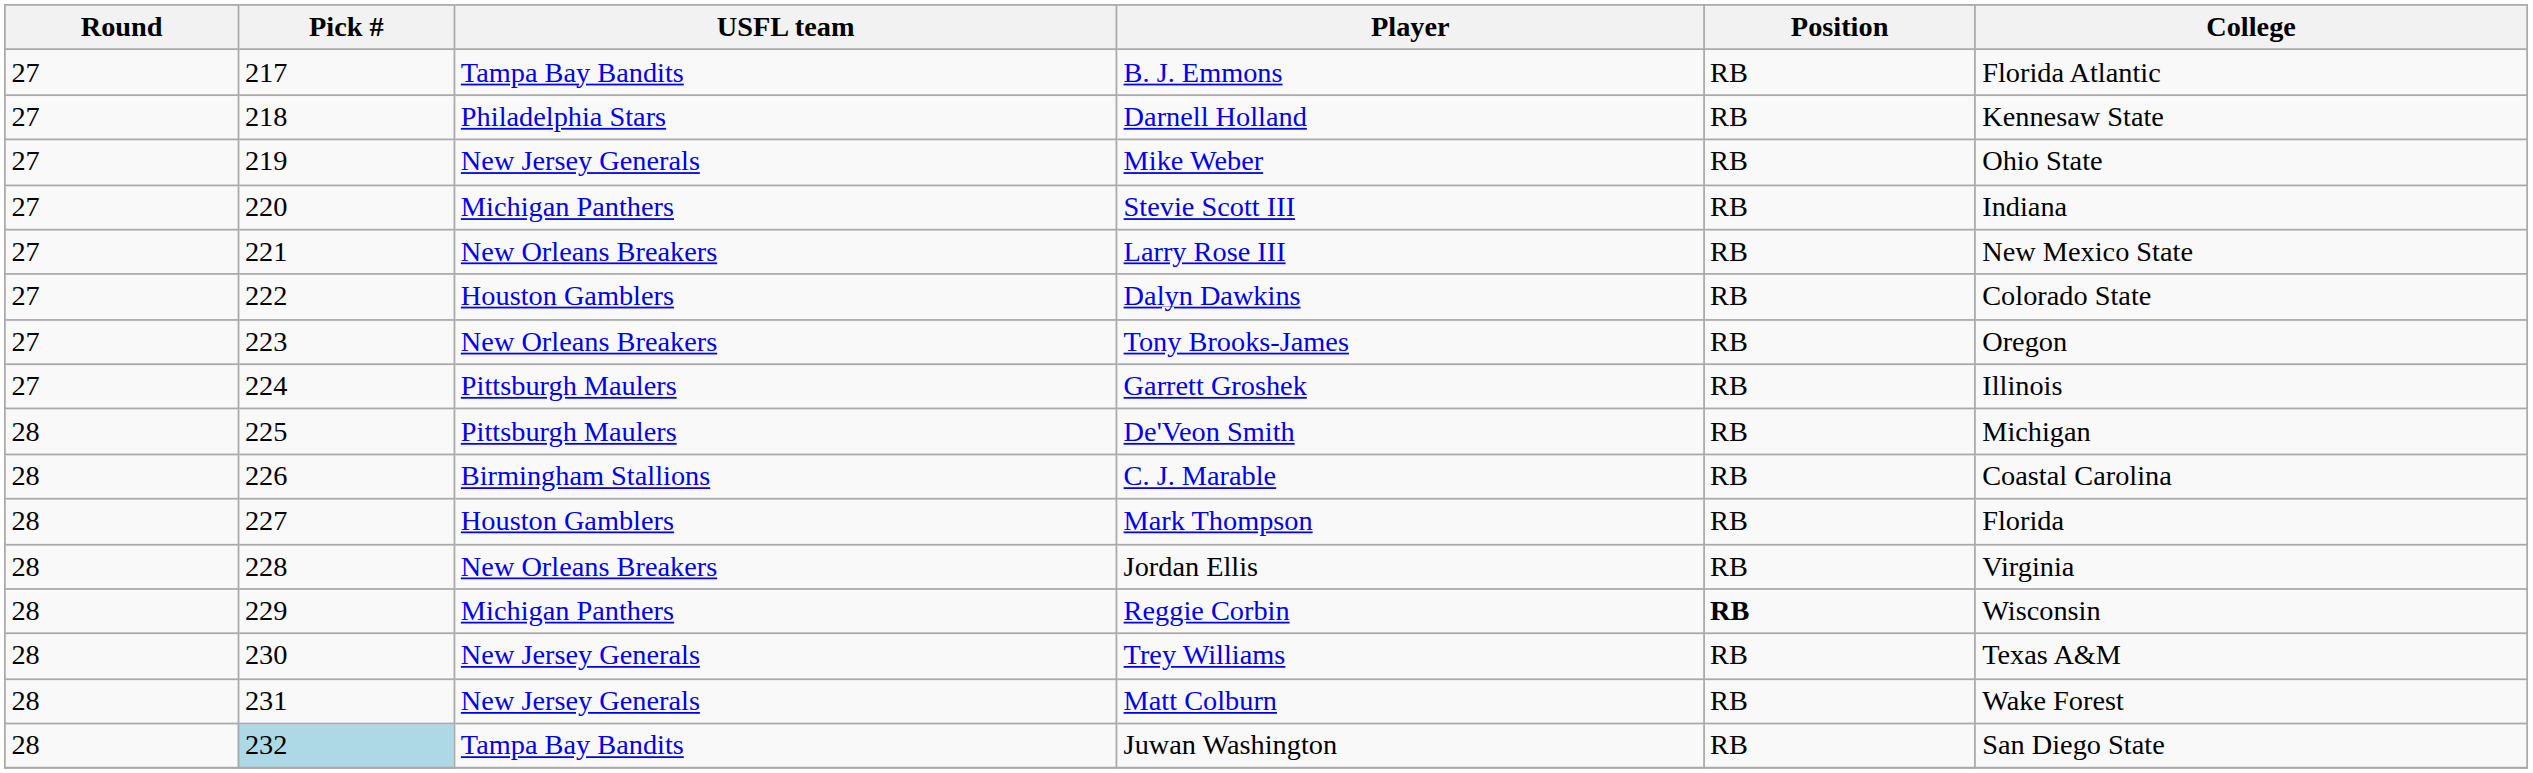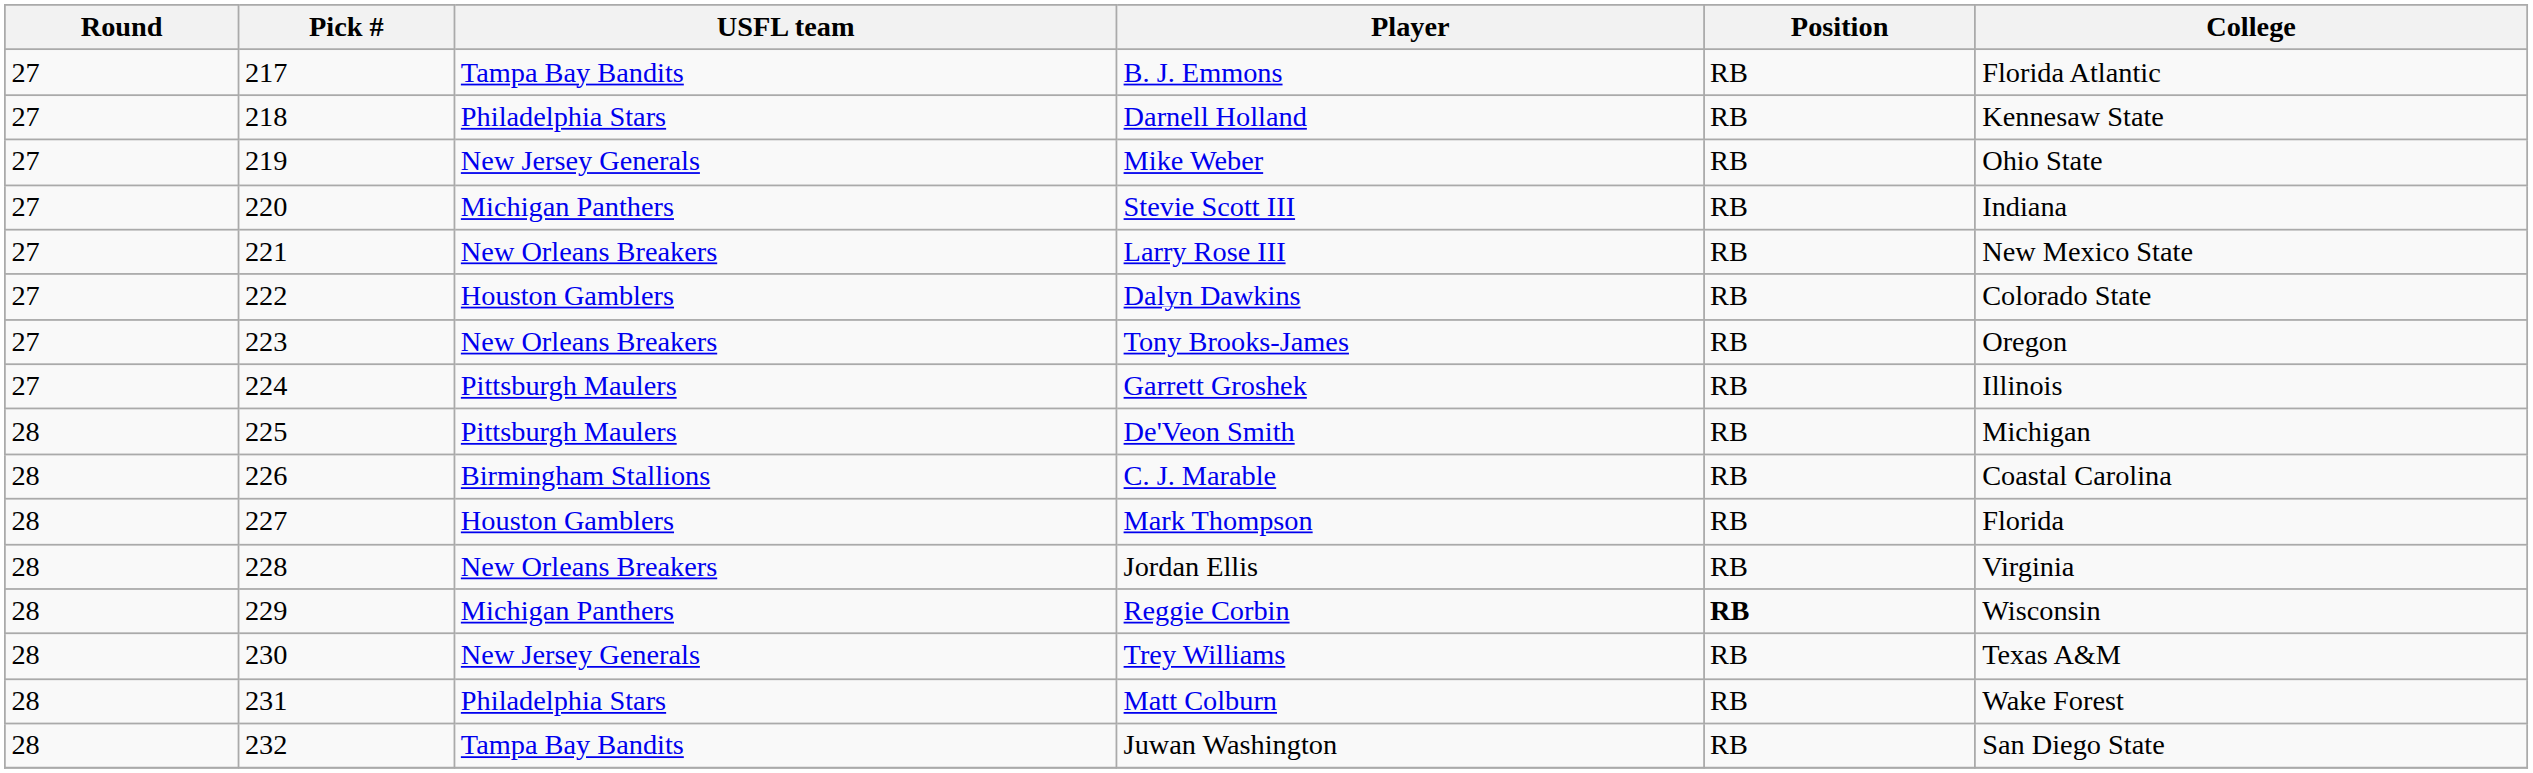(580, 700) New Jersey Generals -> (563, 700) Philadelphia Stars
(266, 745) lightblue background -> (266, 745) no background
